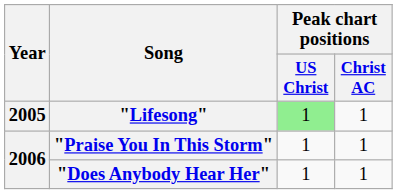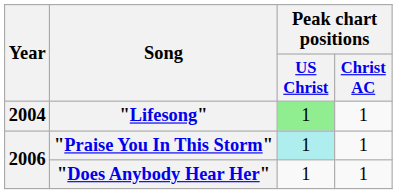(27, 115) 2005 -> (27, 115) 2004
(306, 145) no background -> (306, 145) paleturquoise background
